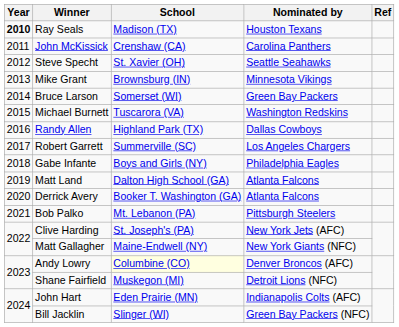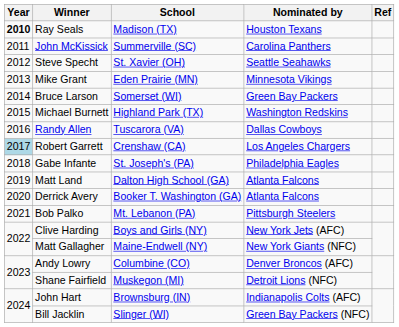(149, 46) Crenshaw (CA) -> (155, 46) Summerville (SC)
(152, 79) Brownsburg (IN) -> (156, 79) Eden Prairie (MN)
(149, 113) Tuscarora (VA) -> (158, 113) Highland Park (TX)
(158, 130) Highland Park (TX) -> (149, 130) Tuscarora (VA)
(19, 146) no background -> (19, 146) lightblue background
(155, 146) Summerville (SC) -> (149, 146) Crenshaw (CA)
(160, 163) Boys and Girls (NY) -> (154, 163) St. Joseph's (PA)
(154, 230) St. Joseph's (PA) -> (160, 230) Boys and Girls (NY)
(152, 264) lightyellow background -> (152, 264) no background
(156, 297) Eden Prairie (MN) -> (152, 297) Brownsburg (IN)
